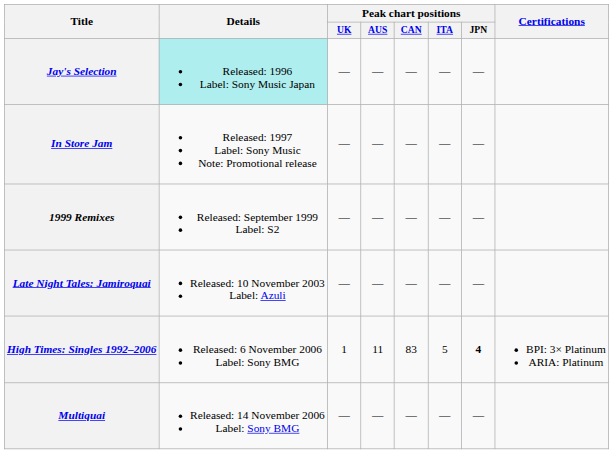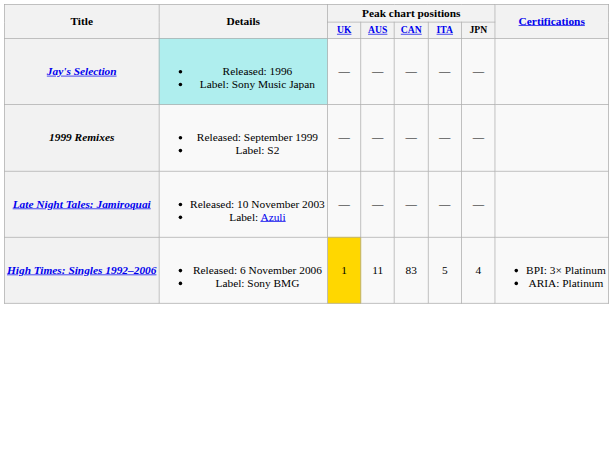- row: (82, 144)
(344, 349) no background -> (344, 270) gold background
(478, 349) bold -> (478, 270) normal
- row: (82, 415)
